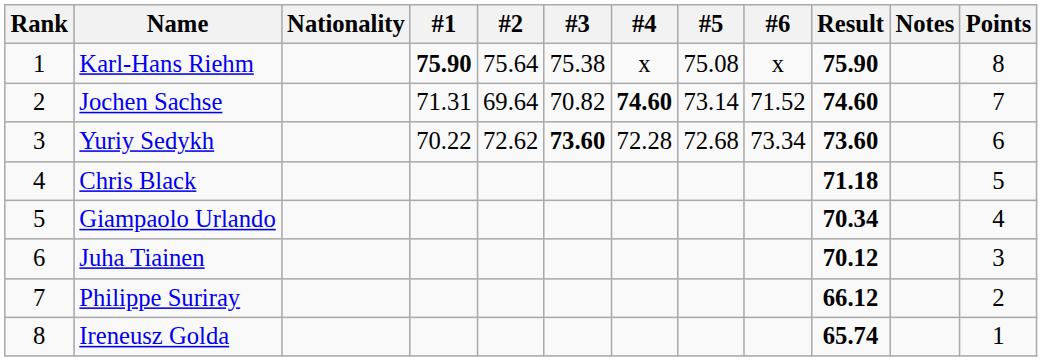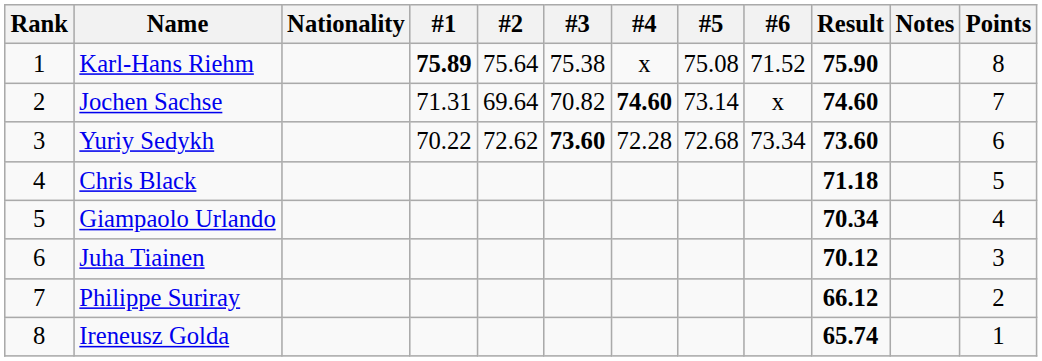(444, 63) 75.90 -> (444, 63) 75.89
(778, 63) x -> (778, 63) 71.52
(778, 102) 71.52 -> (778, 102) x
